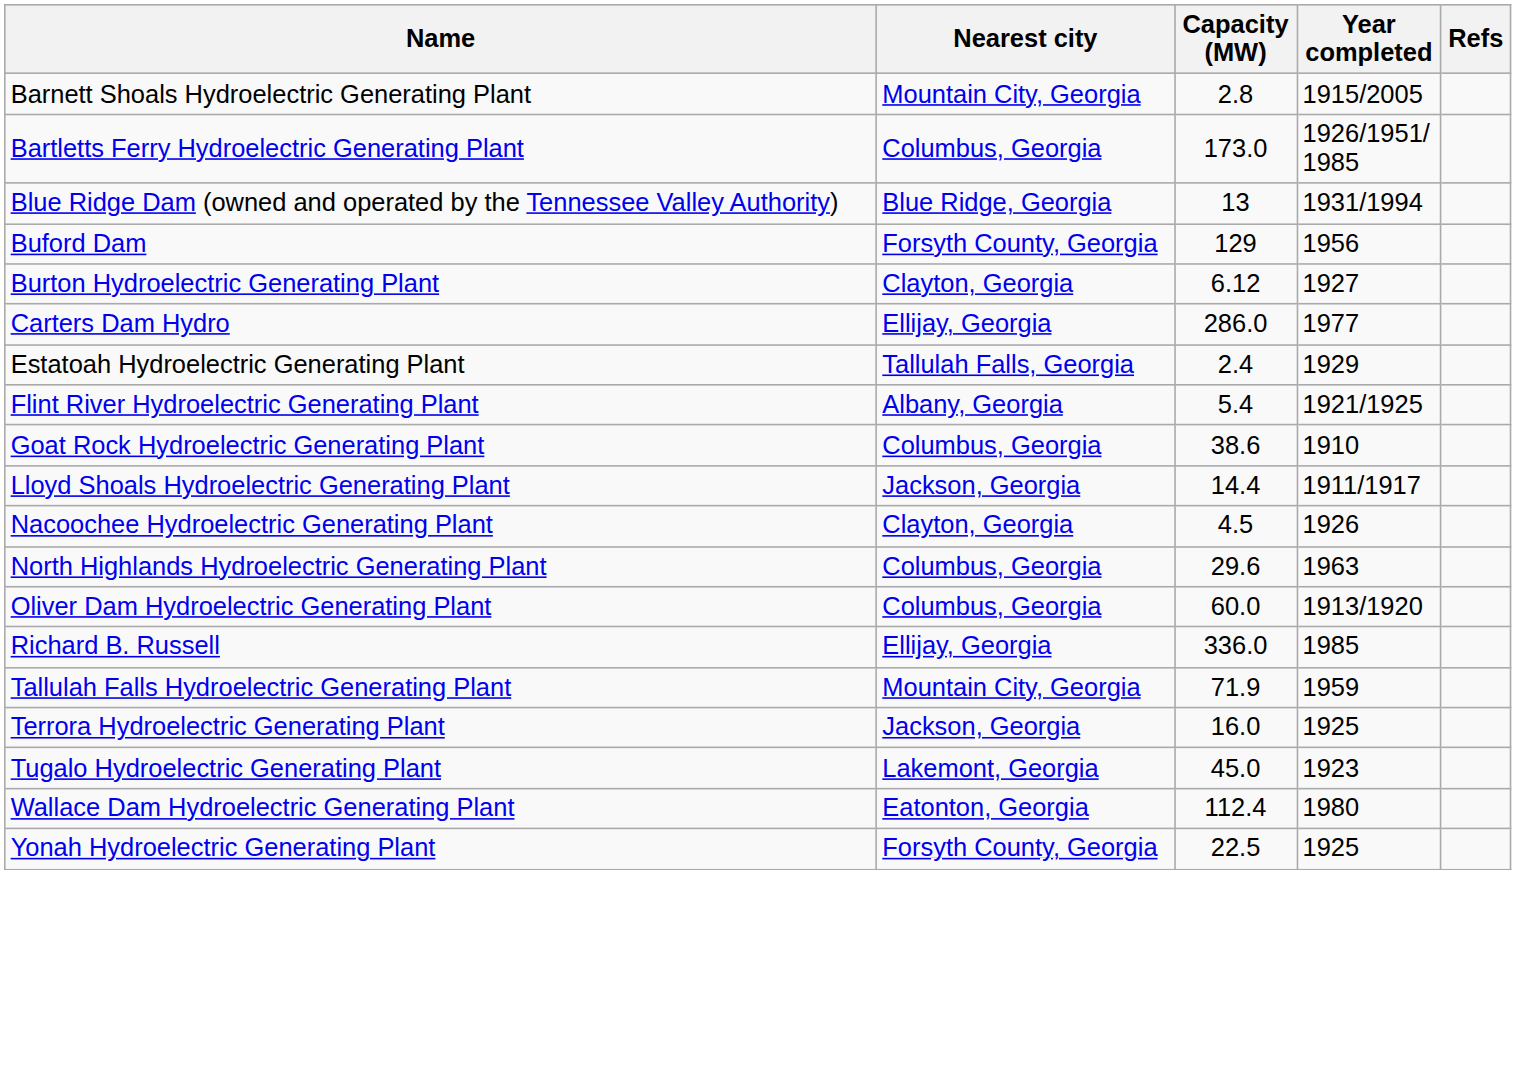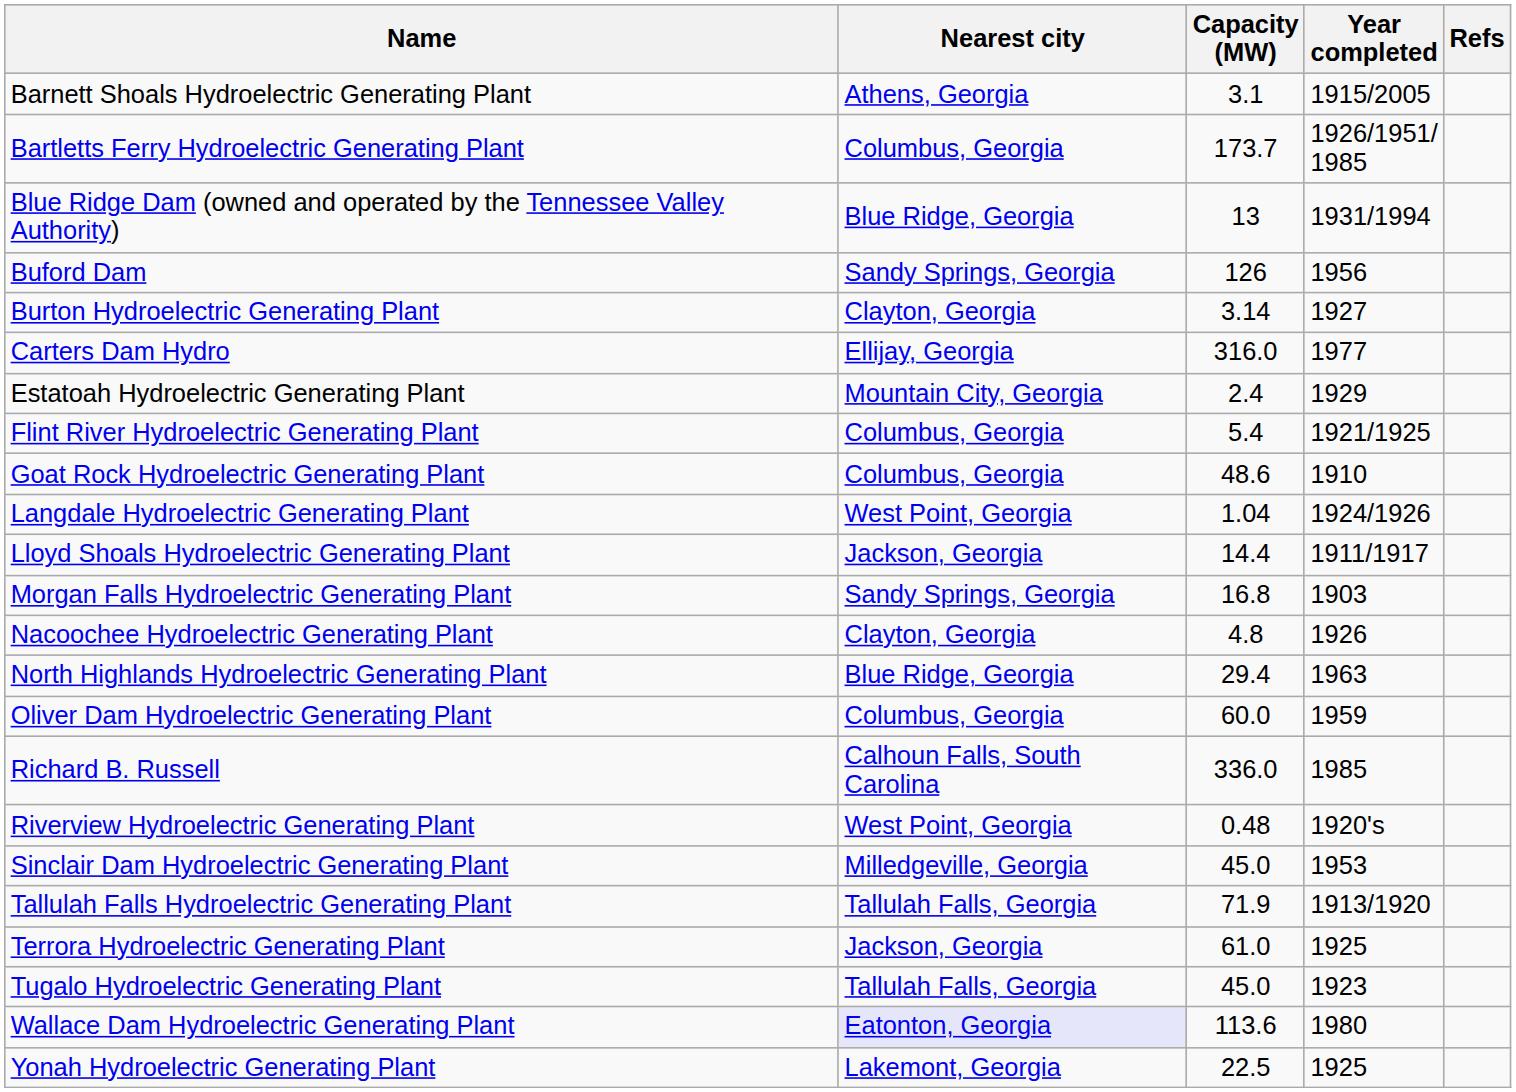(1011, 93) Mountain City, Georgia -> (936, 93) Athens, Georgia
(1236, 93) 2.8 -> (1246, 93) 3.1
(1236, 148) 173.0 -> (1246, 148) 173.7
(1020, 243) Forsyth County, Georgia -> (980, 271) Sandy Springs, Georgia
(1236, 243) 129 -> (1246, 271) 126
(1236, 283) 6.12 -> (1246, 312) 3.14
(1236, 323) 286.0 -> (1246, 352) 316.0
(1008, 364) Tallulah Falls, Georgia -> (974, 392) Mountain City, Georgia
(973, 404) Albany, Georgia -> (954, 433) Columbus, Georgia
(1236, 445) 38.6 -> (1246, 473) 48.6
+ row: (240, 513)
+ row: (261, 594)
(1236, 525) 4.5 -> (1246, 635) 4.8
(992, 566) Columbus, Georgia -> (959, 675) Blue Ridge, Georgia
(1236, 566) 29.6 -> (1246, 675) 29.4
(1363, 606) 1913/1920 -> (1339, 715) 1959
(967, 646) Ellijay, Georgia -> (963, 770) Calhoun Falls, South Carolina
+ row: (243, 825)
+ row: (260, 865)
(1011, 687) Mountain City, Georgia -> (970, 905) Tallulah Falls, Georgia
(1331, 687) 1959 -> (1371, 905) 1913/1920
(1236, 727) 16.0 -> (1246, 946) 61.0
(990, 767) Lakemont, Georgia -> (970, 986) Tallulah Falls, Georgia
(986, 808) no background -> (948, 1026) lavender background
(1236, 808) 112.4 -> (1246, 1026) 113.6
(1020, 848) Forsyth County, Georgia -> (953, 1067) Lakemont, Georgia
